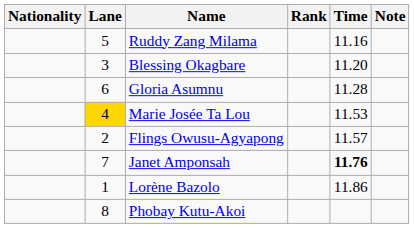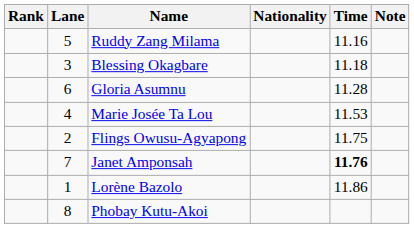columns swapped: (309, 16) <-> (45, 16)
(351, 65) 11.20 -> (351, 65) 11.18
(105, 114) gold background -> (68, 114) no background
(351, 138) 11.57 -> (351, 138) 11.75
